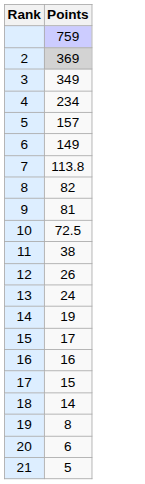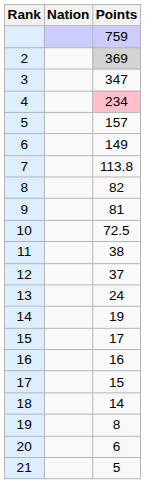+ column: (68, 15)
(68, 79) 349 -> (116, 79) 347
(68, 101) no background -> (116, 101) pink background
(68, 274) 26 -> (116, 274) 37
